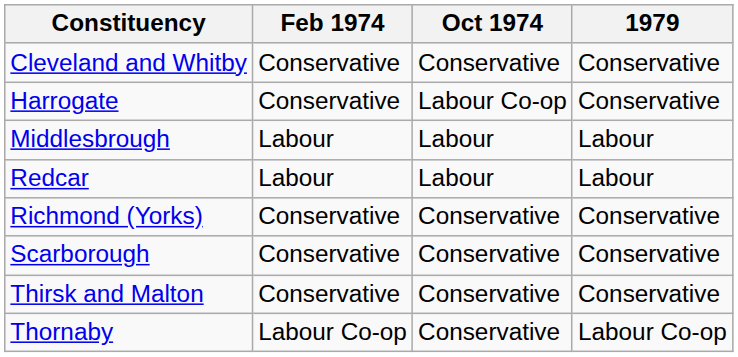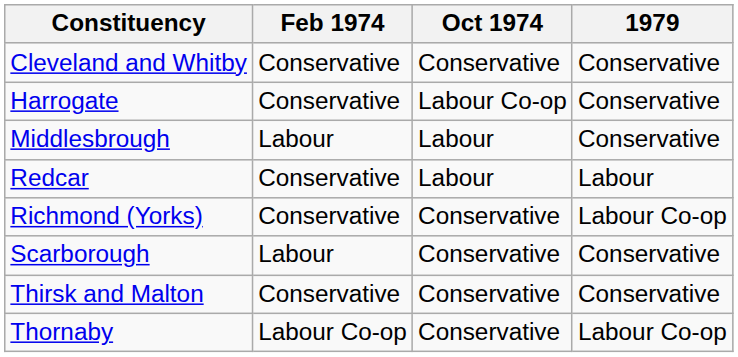(616, 139) Labour -> (649, 139) Conservative
(296, 178) Labour -> (329, 178) Conservative
(649, 216) Conservative -> (652, 216) Labour Co-op
(329, 255) Conservative -> (296, 255) Labour
